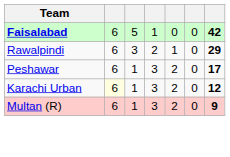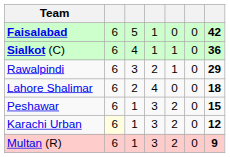+ row: (36, 50)
+ row: (50, 87)
(215, 69) 17 -> (215, 106) 15
